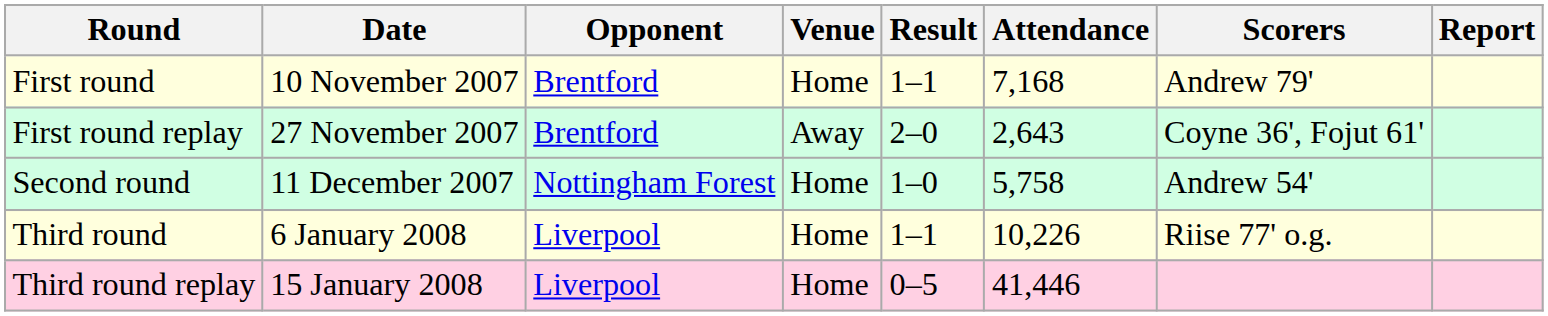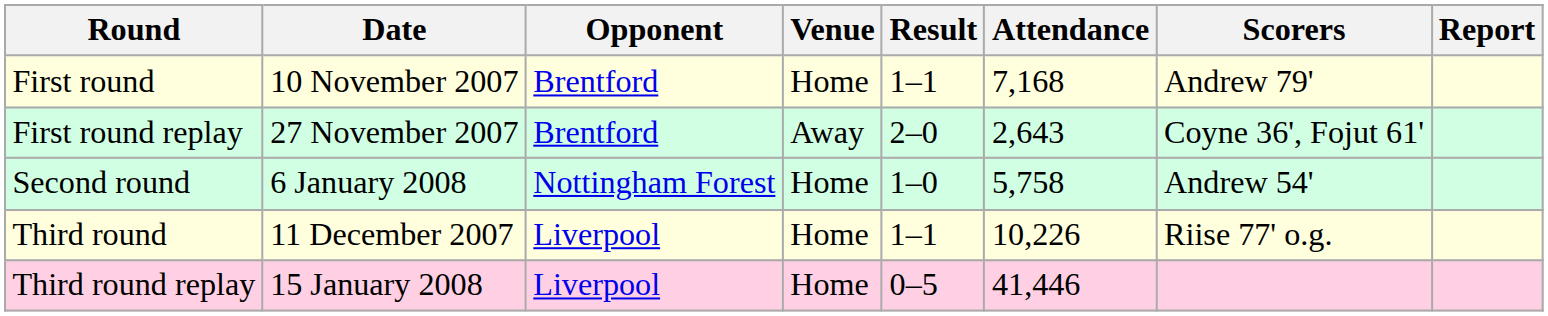(392, 183) 11 December 2007 -> (368, 183) 6 January 2008
(368, 234) 6 January 2008 -> (392, 234) 11 December 2007
